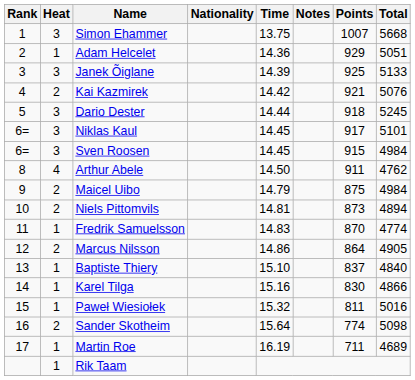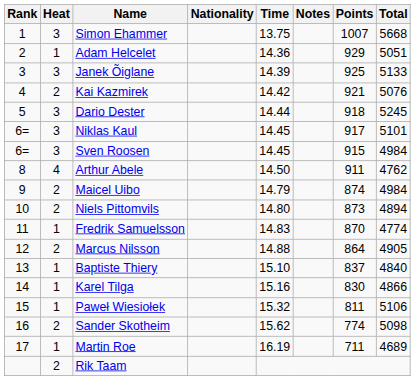(355, 190) 875 -> (355, 190) 874
(275, 209) 14.81 -> (275, 209) 14.80
(275, 248) 14.86 -> (275, 248) 14.88
(393, 307) 5016 -> (393, 307) 5106
(275, 326) 15.64 -> (275, 326) 15.62
(56, 365) 1 -> (56, 365) 2
